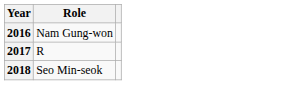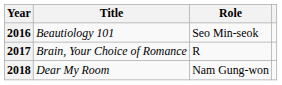+ column: (111, 13)
(75, 32) Nam Gung-won -> (225, 32) Seo Min-seok
(69, 70) Seo Min-seok -> (231, 70) Nam Gung-won
